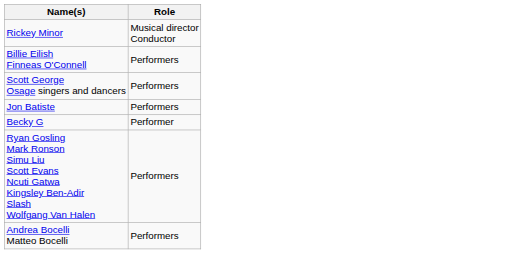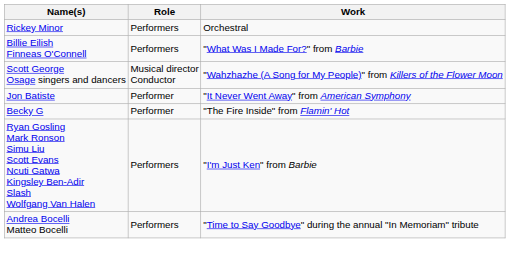+ column: (353, 12)
(165, 33) Musical director Conductor -> (155, 27) Performers
(155, 86) Performers -> (165, 75) Musical director Conductor
(155, 107) Performers -> (152, 96) Performer
